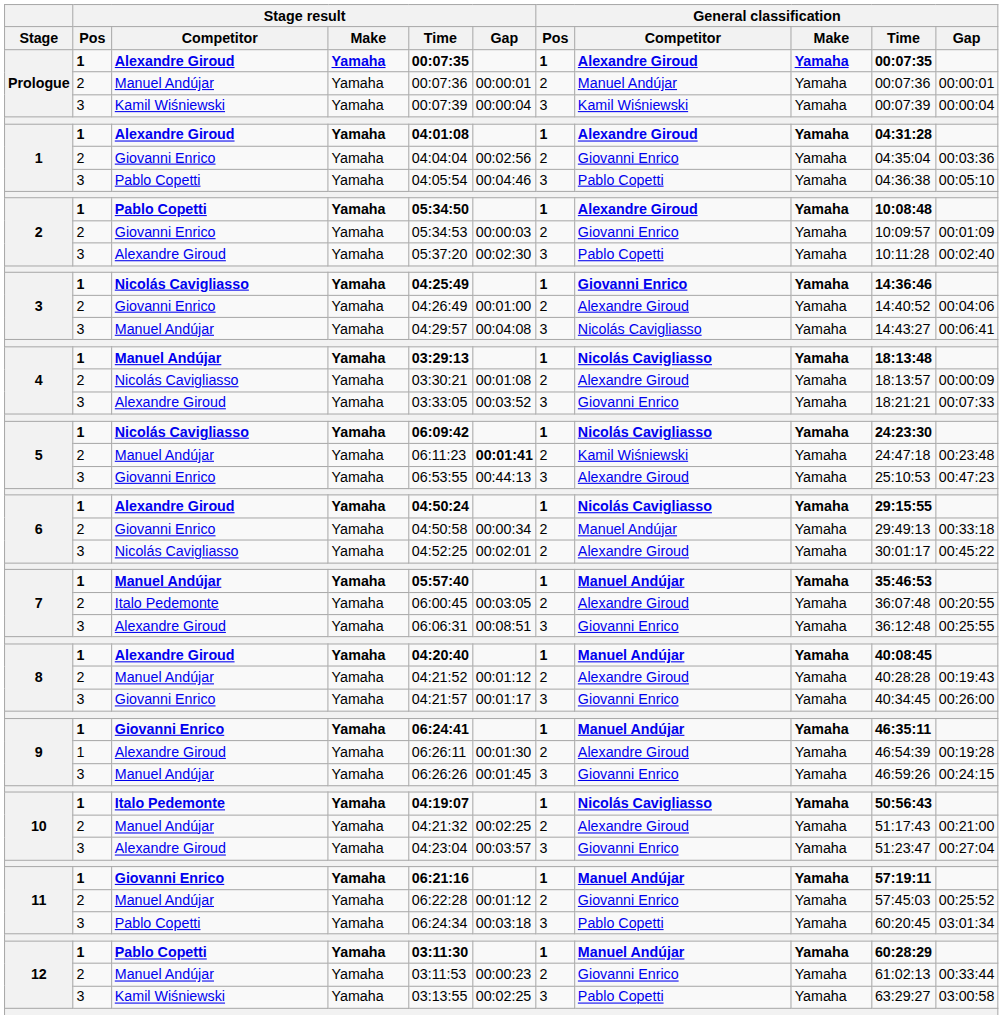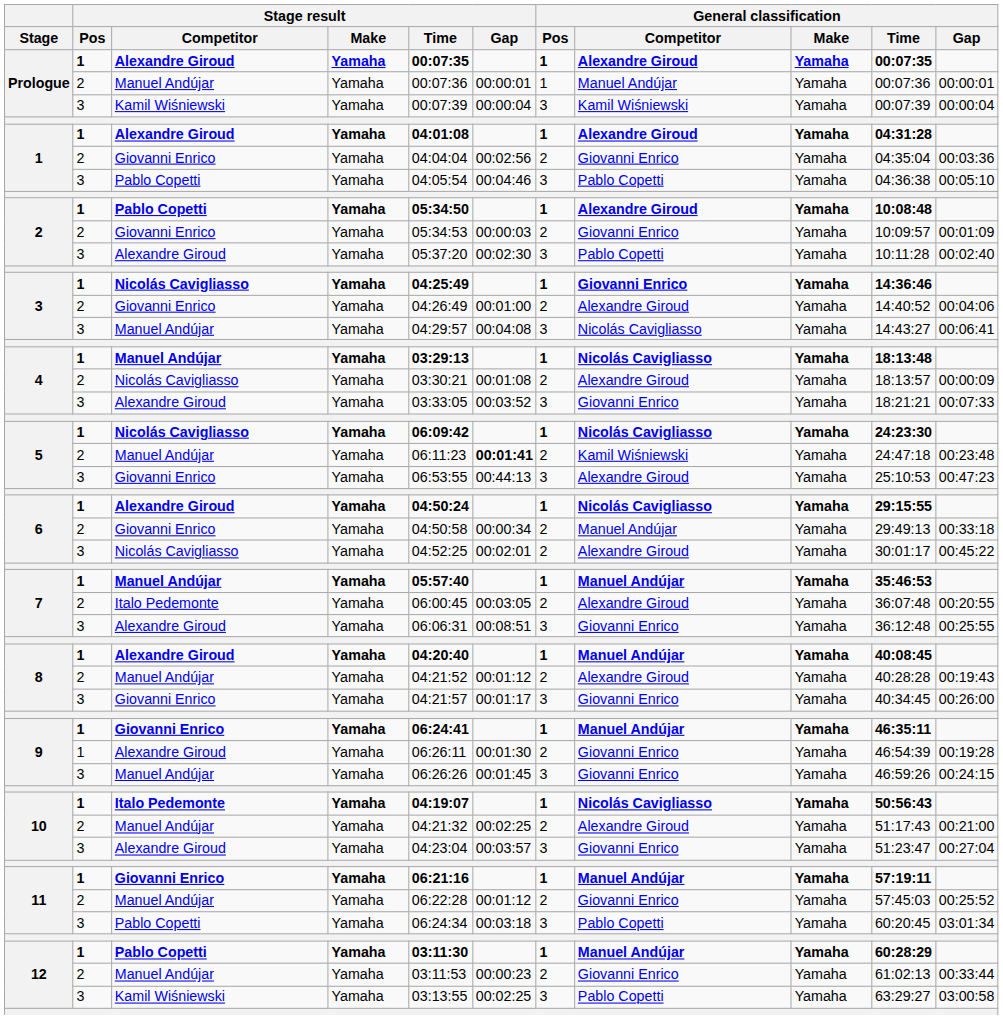(544, 83) 2 -> (544, 83) 1
(633, 751) Alexandre Giroud -> (628, 751) Giovanni Enrico
